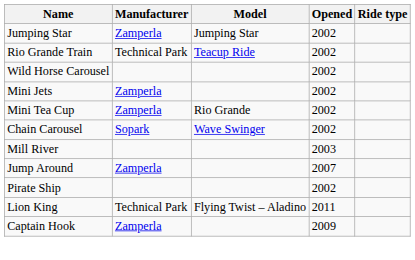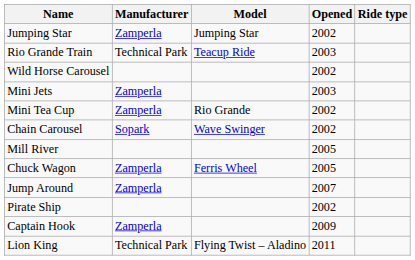(324, 52) 2002 -> (324, 52) 2003
(324, 91) 2002 -> (324, 91) 2003
(324, 149) 2003 -> (324, 149) 2005
+ row: (42, 168)
rows swapped: (41, 226) <-> (32, 206)
